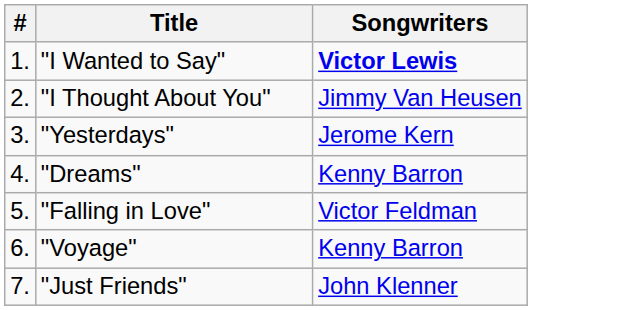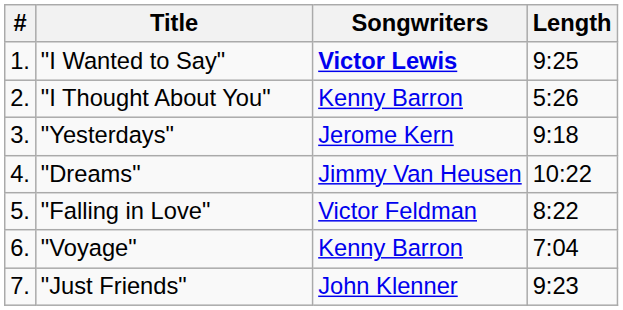+ column: (572, 23)
(420, 98) Jimmy Van Heusen -> (391, 98) Kenny Barron
(391, 173) Kenny Barron -> (420, 173) Jimmy Van Heusen
